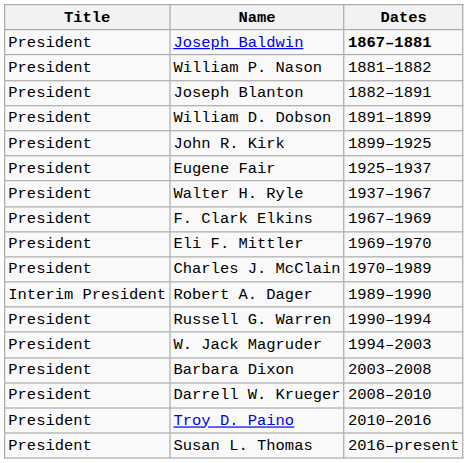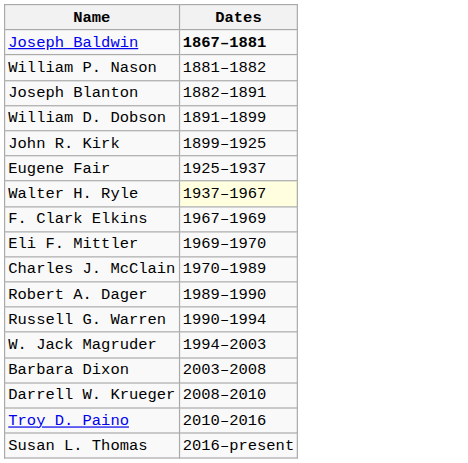- column: (87, 17)
(390, 194) no background -> (225, 194) lightyellow background
